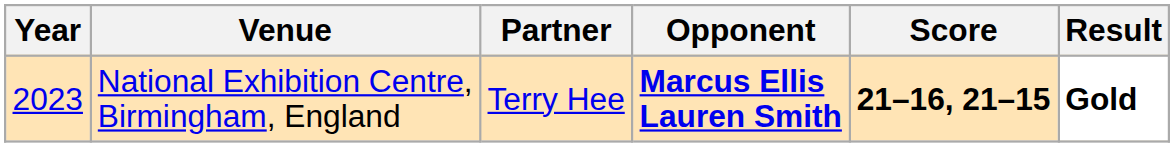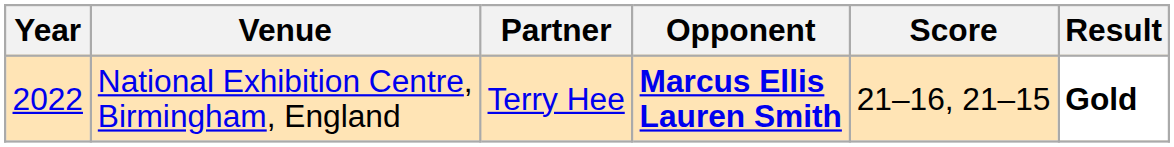(48, 98) 2023 -> (48, 98) 2022
(954, 98) bold -> (954, 98) normal
